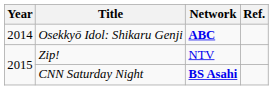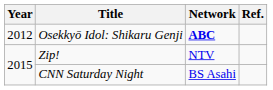(20, 34) 2014 -> (20, 34) 2012
(213, 74) bold -> (212, 74) normal
